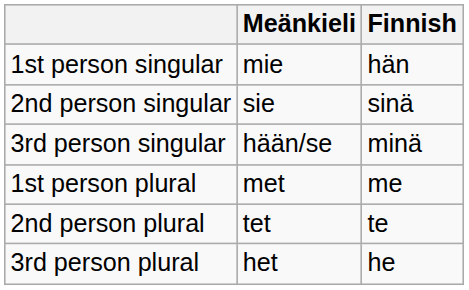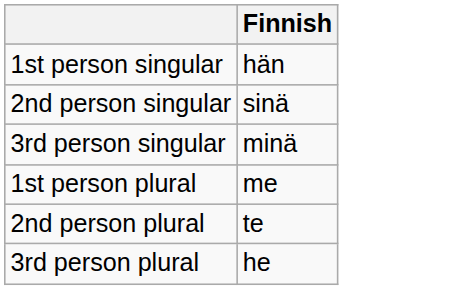- column: (299, 24)
